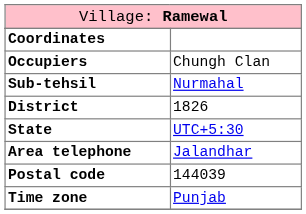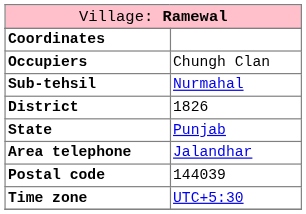(208, 130) UTC+5:30 -> (199, 130) Punjab
(199, 198) Punjab -> (208, 198) UTC+5:30
